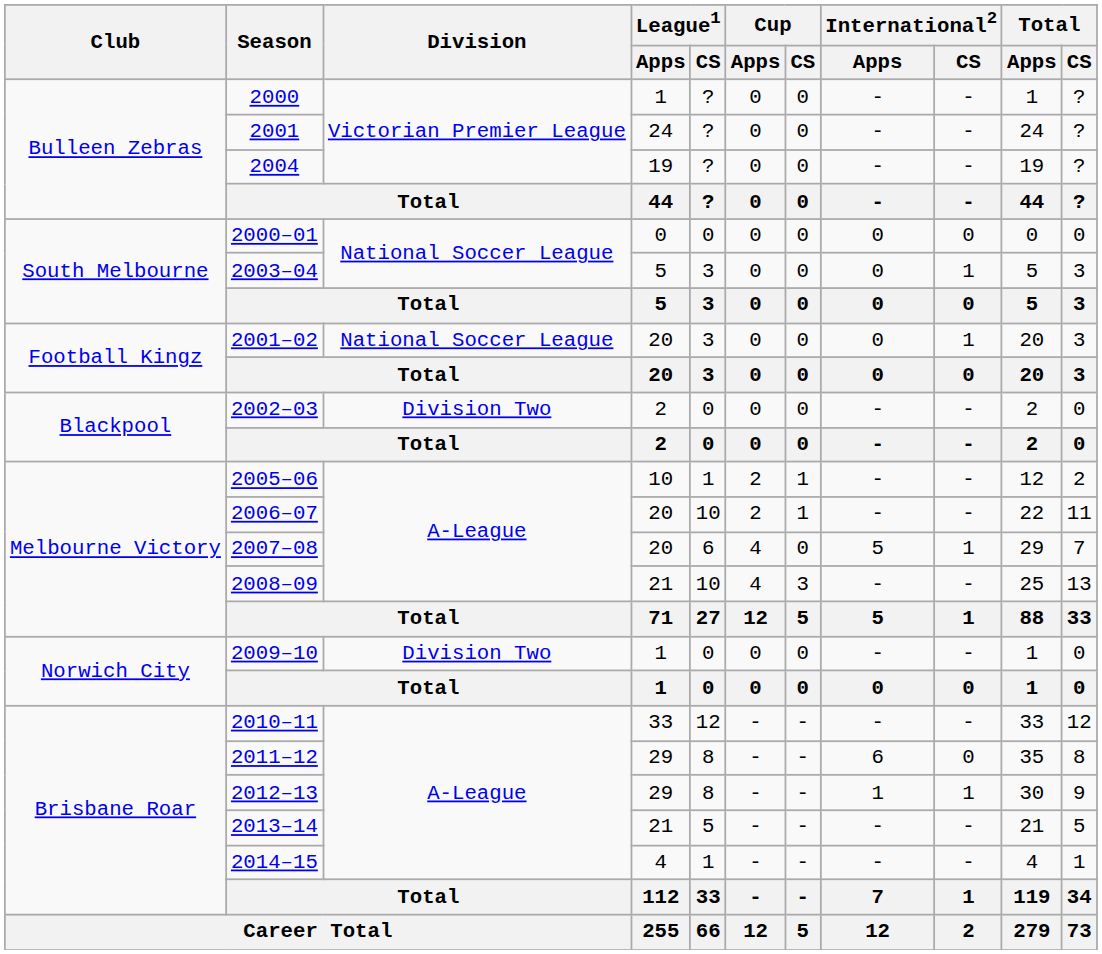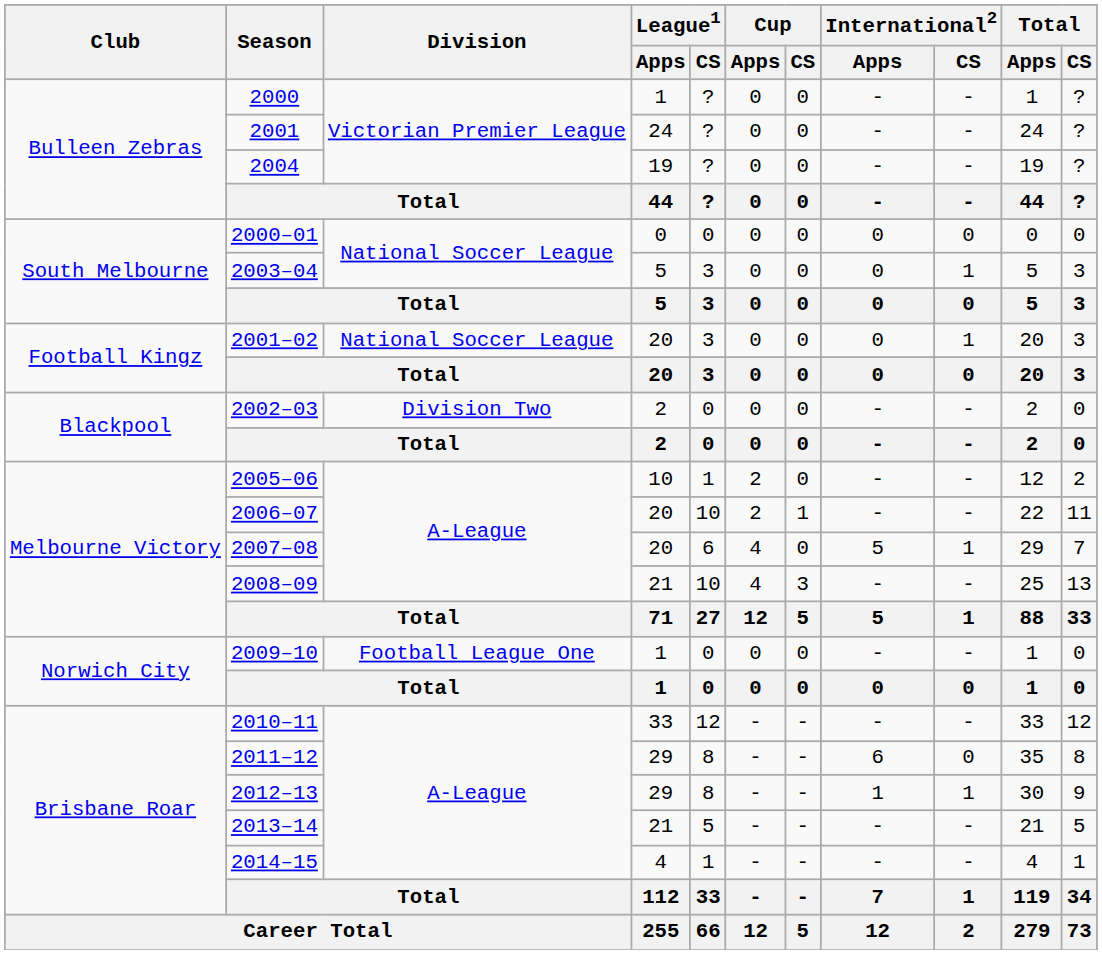(803, 479) 1 -> (803, 479) 0
(477, 653) Division Two -> (477, 653) Football League One
